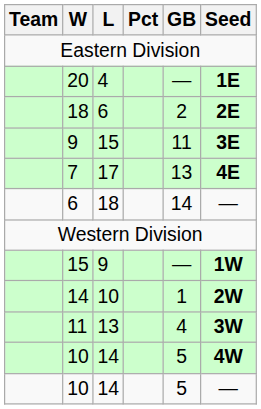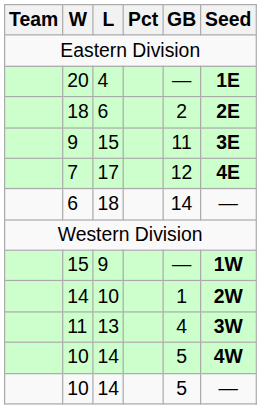(182, 173) 13 -> (182, 173) 12
